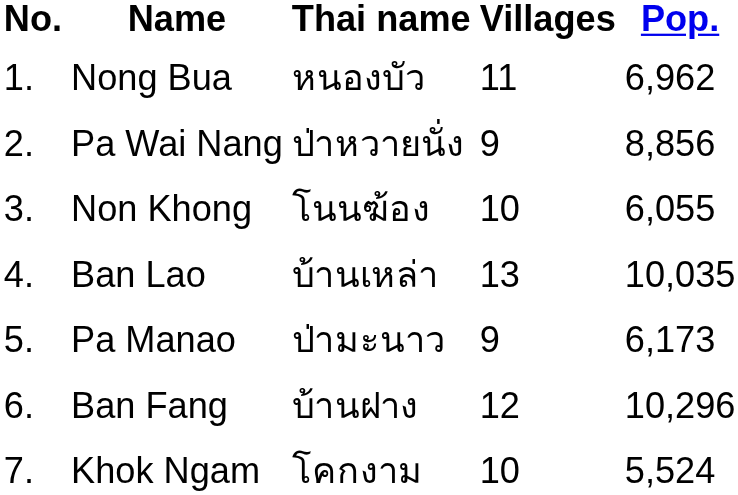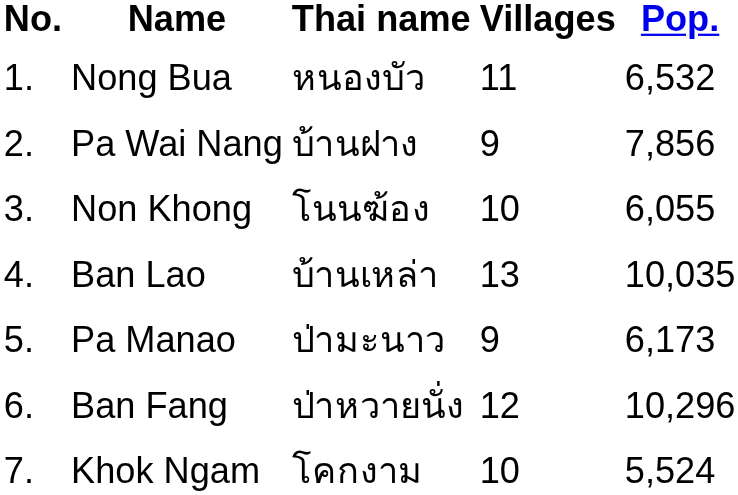(670, 77) 6,962 -> (670, 77) 6,532
(378, 143) ป่าหวายนั่ง -> (355, 143) บ้านฝาง
(670, 142) 8,856 -> (670, 142) 7,856
(355, 405) บ้านฝาง -> (378, 405) ป่าหวายนั่ง
